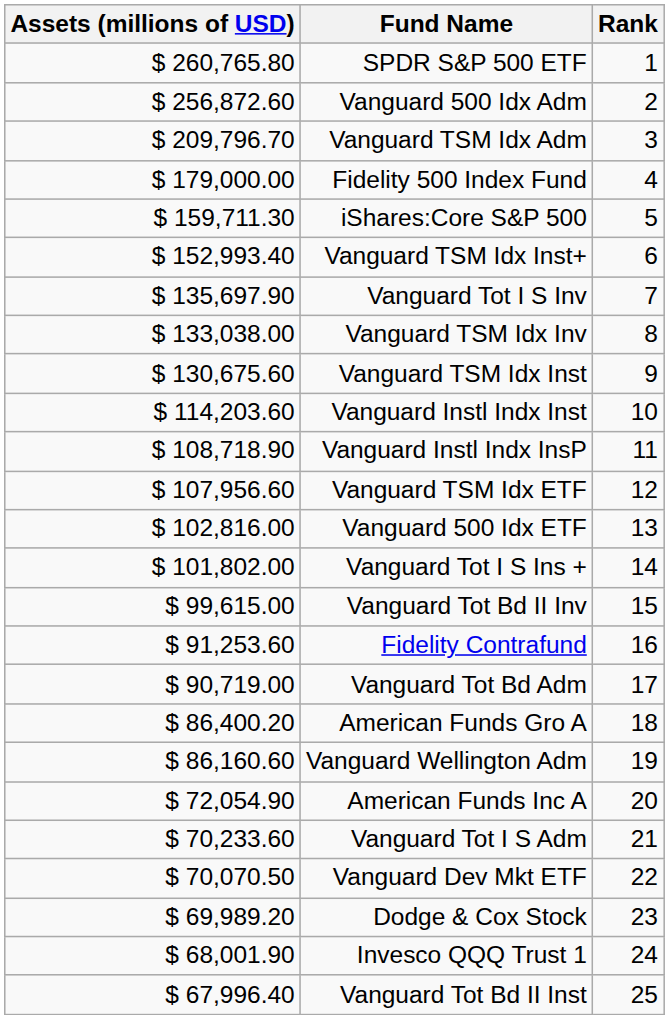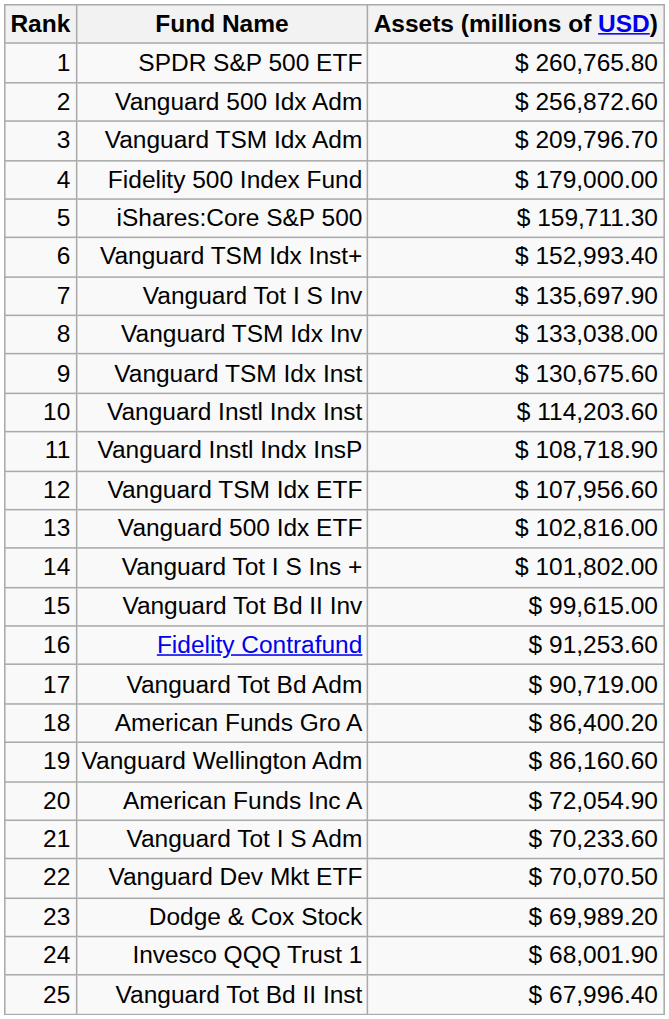columns swapped: (628, 23) <-> (153, 23)
